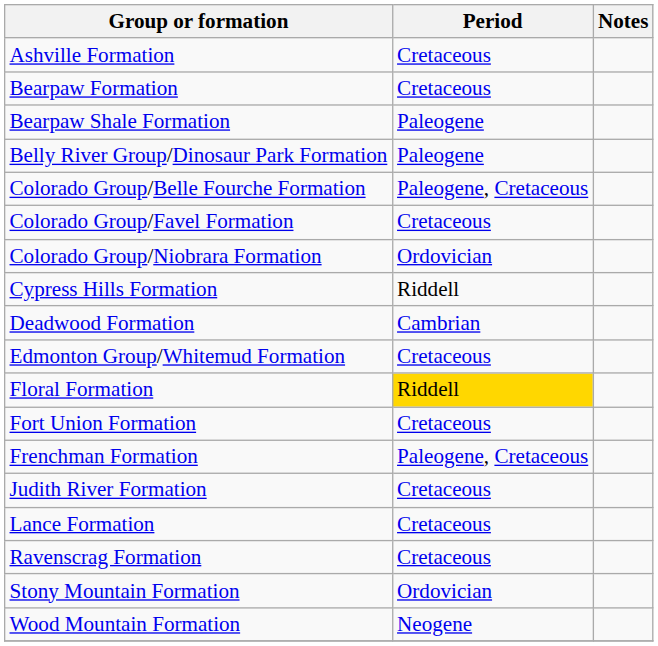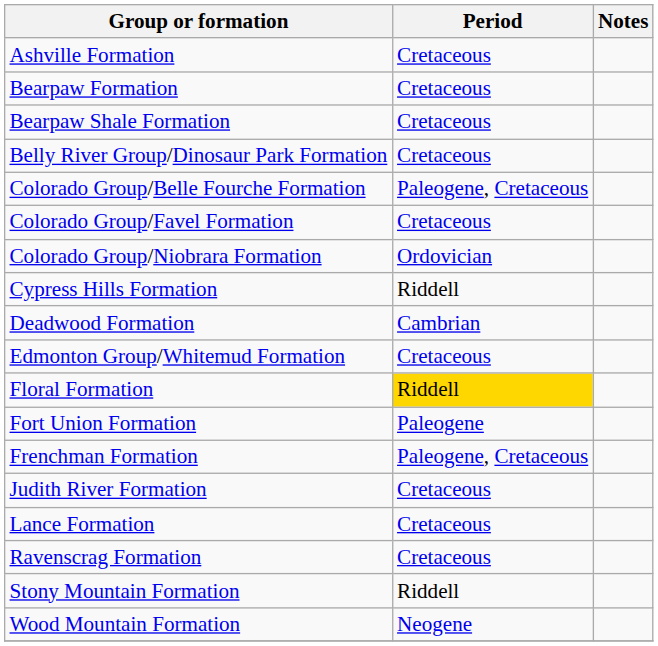(440, 121) Paleogene -> (444, 121) Cretaceous
(440, 155) Paleogene -> (444, 155) Cretaceous
(444, 423) Cretaceous -> (440, 423) Paleogene
(445, 590) Ordovician -> (428, 590) Riddell
